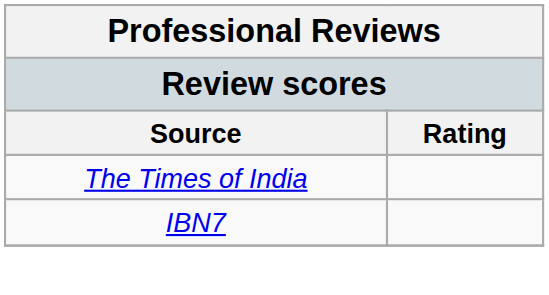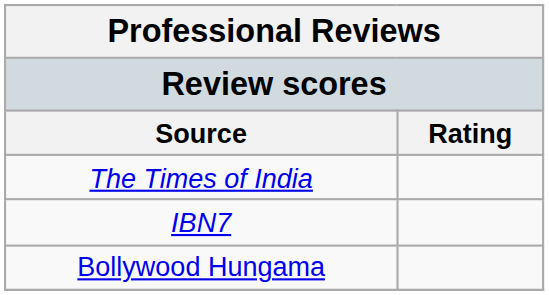+ row: (201, 267)
